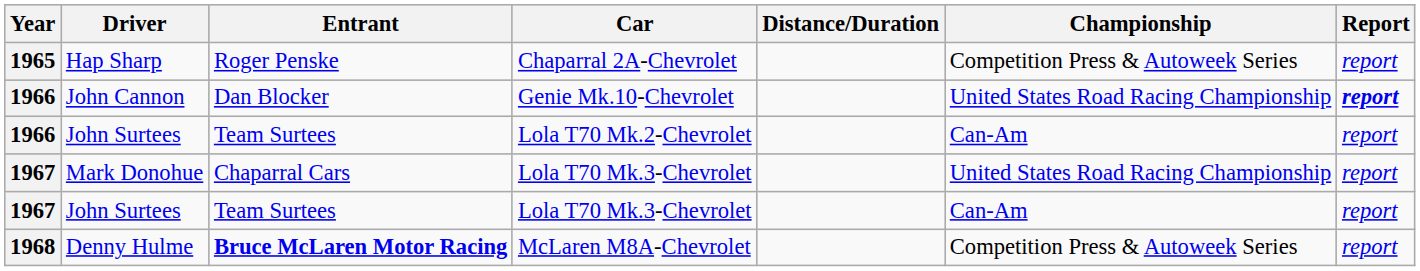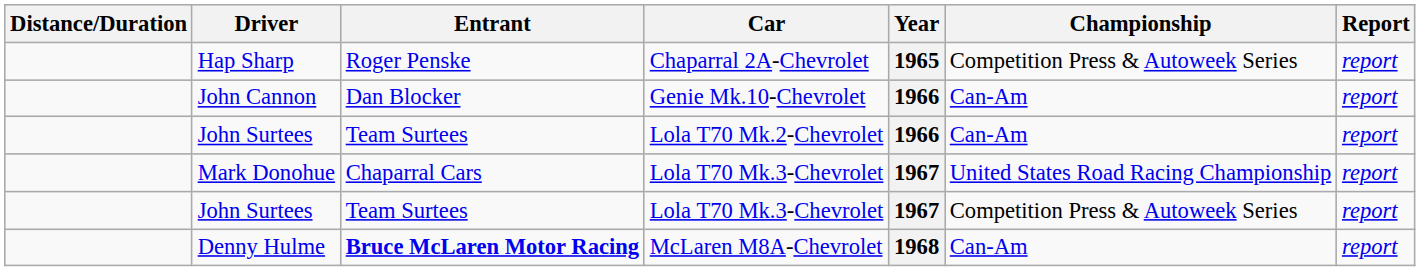columns swapped: (33, 23) <-> (851, 23)
(1141, 98) United States Road Racing Championship -> (989, 98) Can-Am
(1370, 98) bold -> (1370, 98) normal
(989, 209) Can-Am -> (1124, 209) Competition Press & Autoweek Series
(1124, 247) Competition Press & Autoweek Series -> (989, 247) Can-Am
